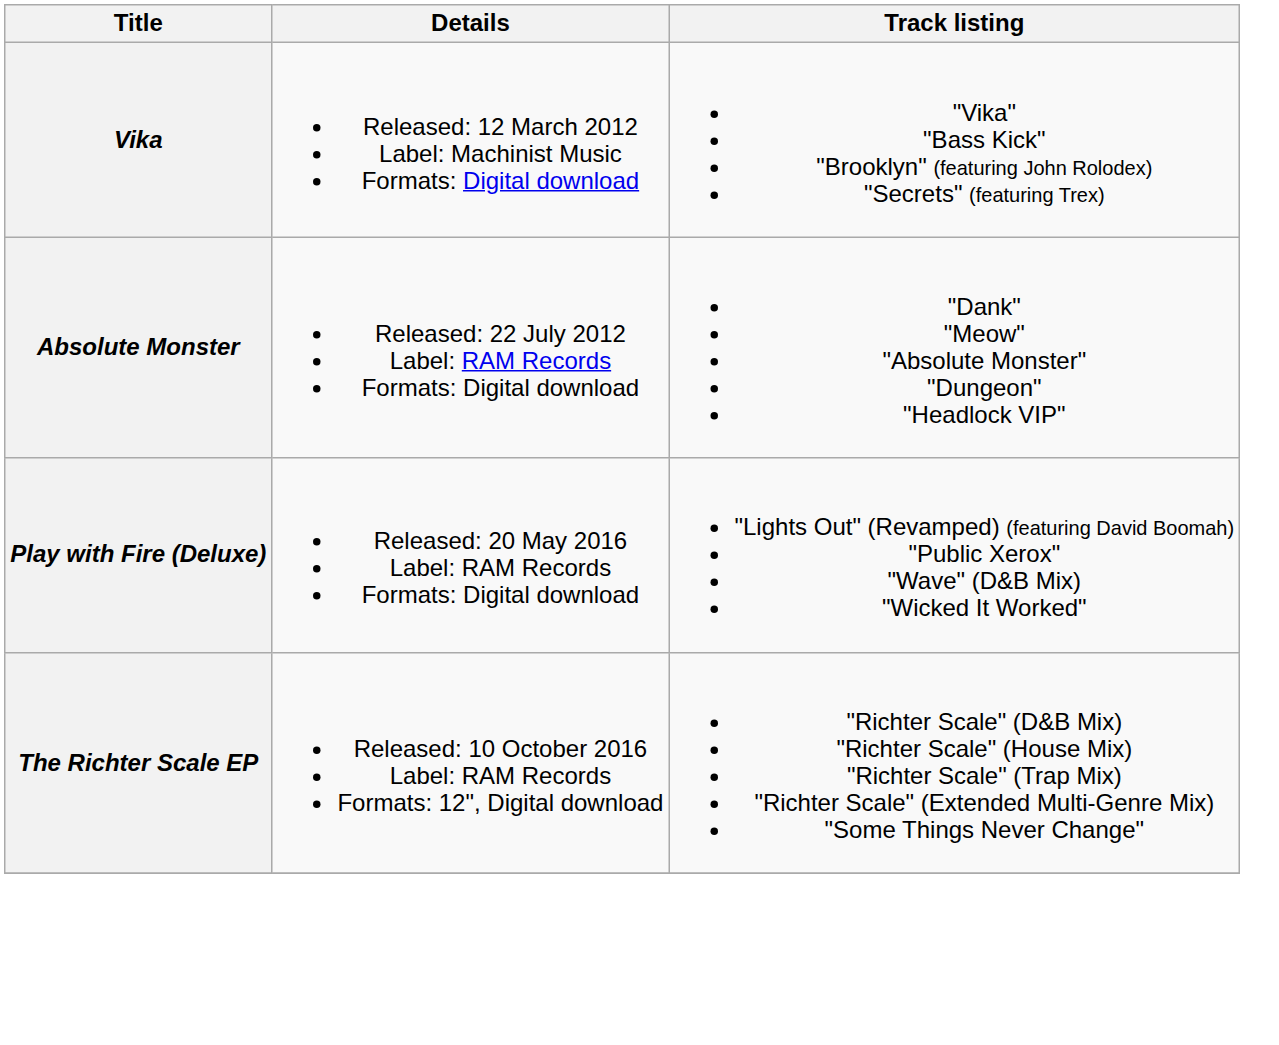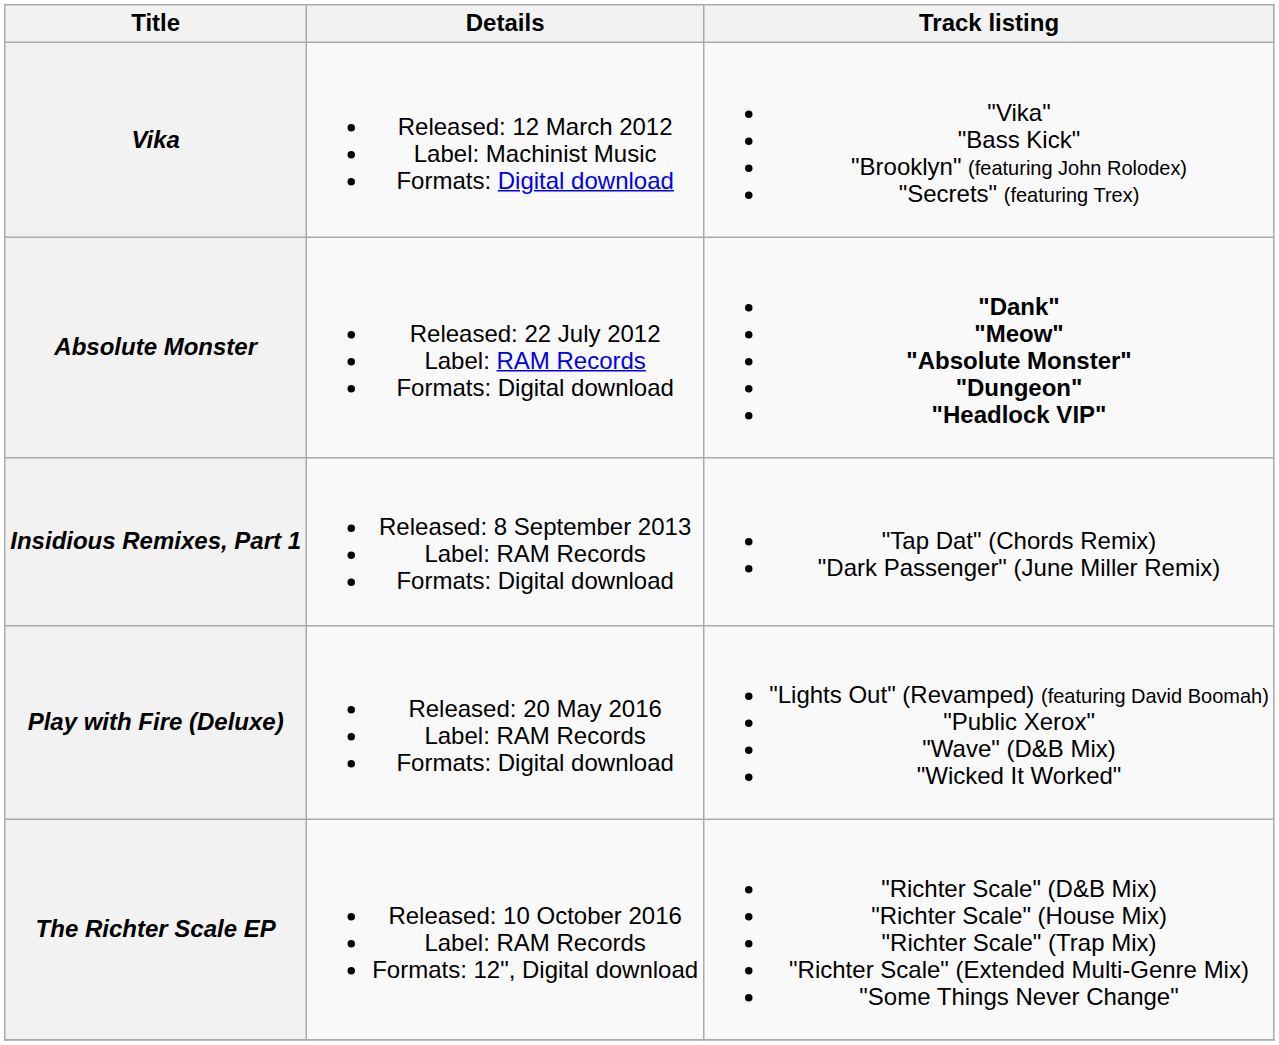(954, 361) normal -> (989, 361) bold
+ row: (156, 541)
